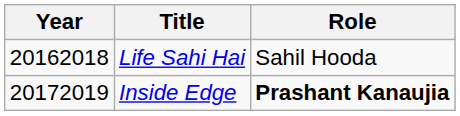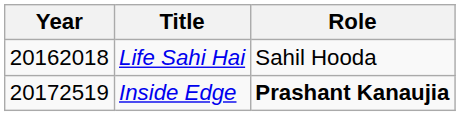(59, 92) 20172019 -> (59, 92) 20172519
